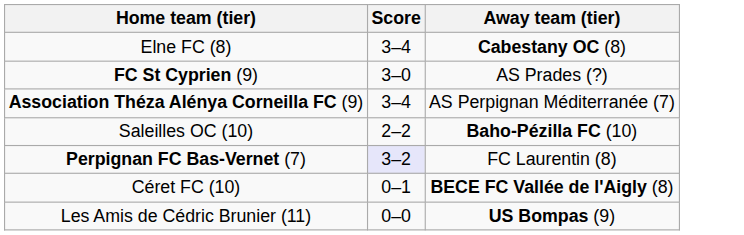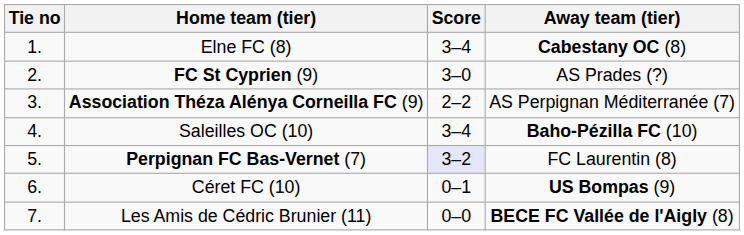+ column: (35, 18)
(396, 103) 3–4 -> (456, 103) 2–2
(396, 131) 2–2 -> (456, 131) 3–4
(552, 187) BECE FC Vallée de l'Aigly (8) -> (612, 187) US Bompas (9)
(552, 215) US Bompas (9) -> (612, 215) BECE FC Vallée de l'Aigly (8)
